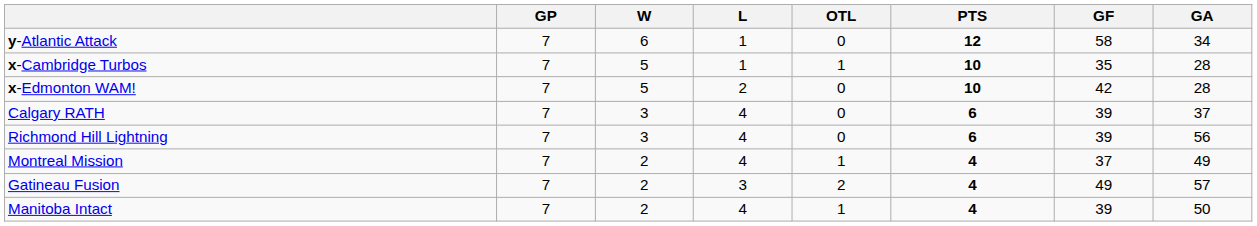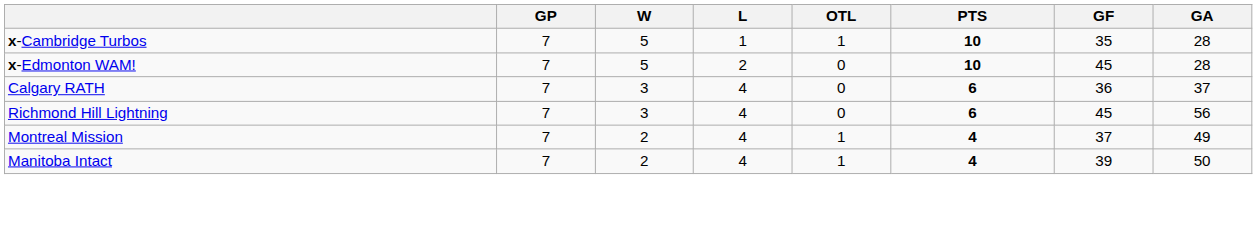- row: (62, 40)
(1104, 88) 42 -> (1104, 64) 45
(1104, 112) 39 -> (1104, 88) 36
(1104, 137) 39 -> (1104, 112) 45
- row: (64, 185)
